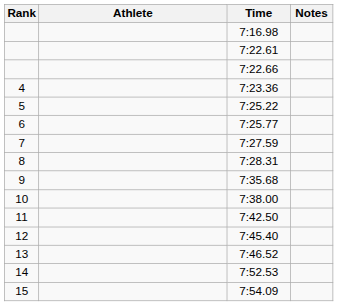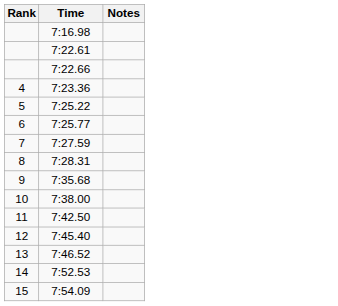- column: (133, 13)
